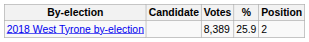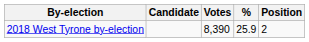(217, 29) 8,389 -> (217, 29) 8,390
